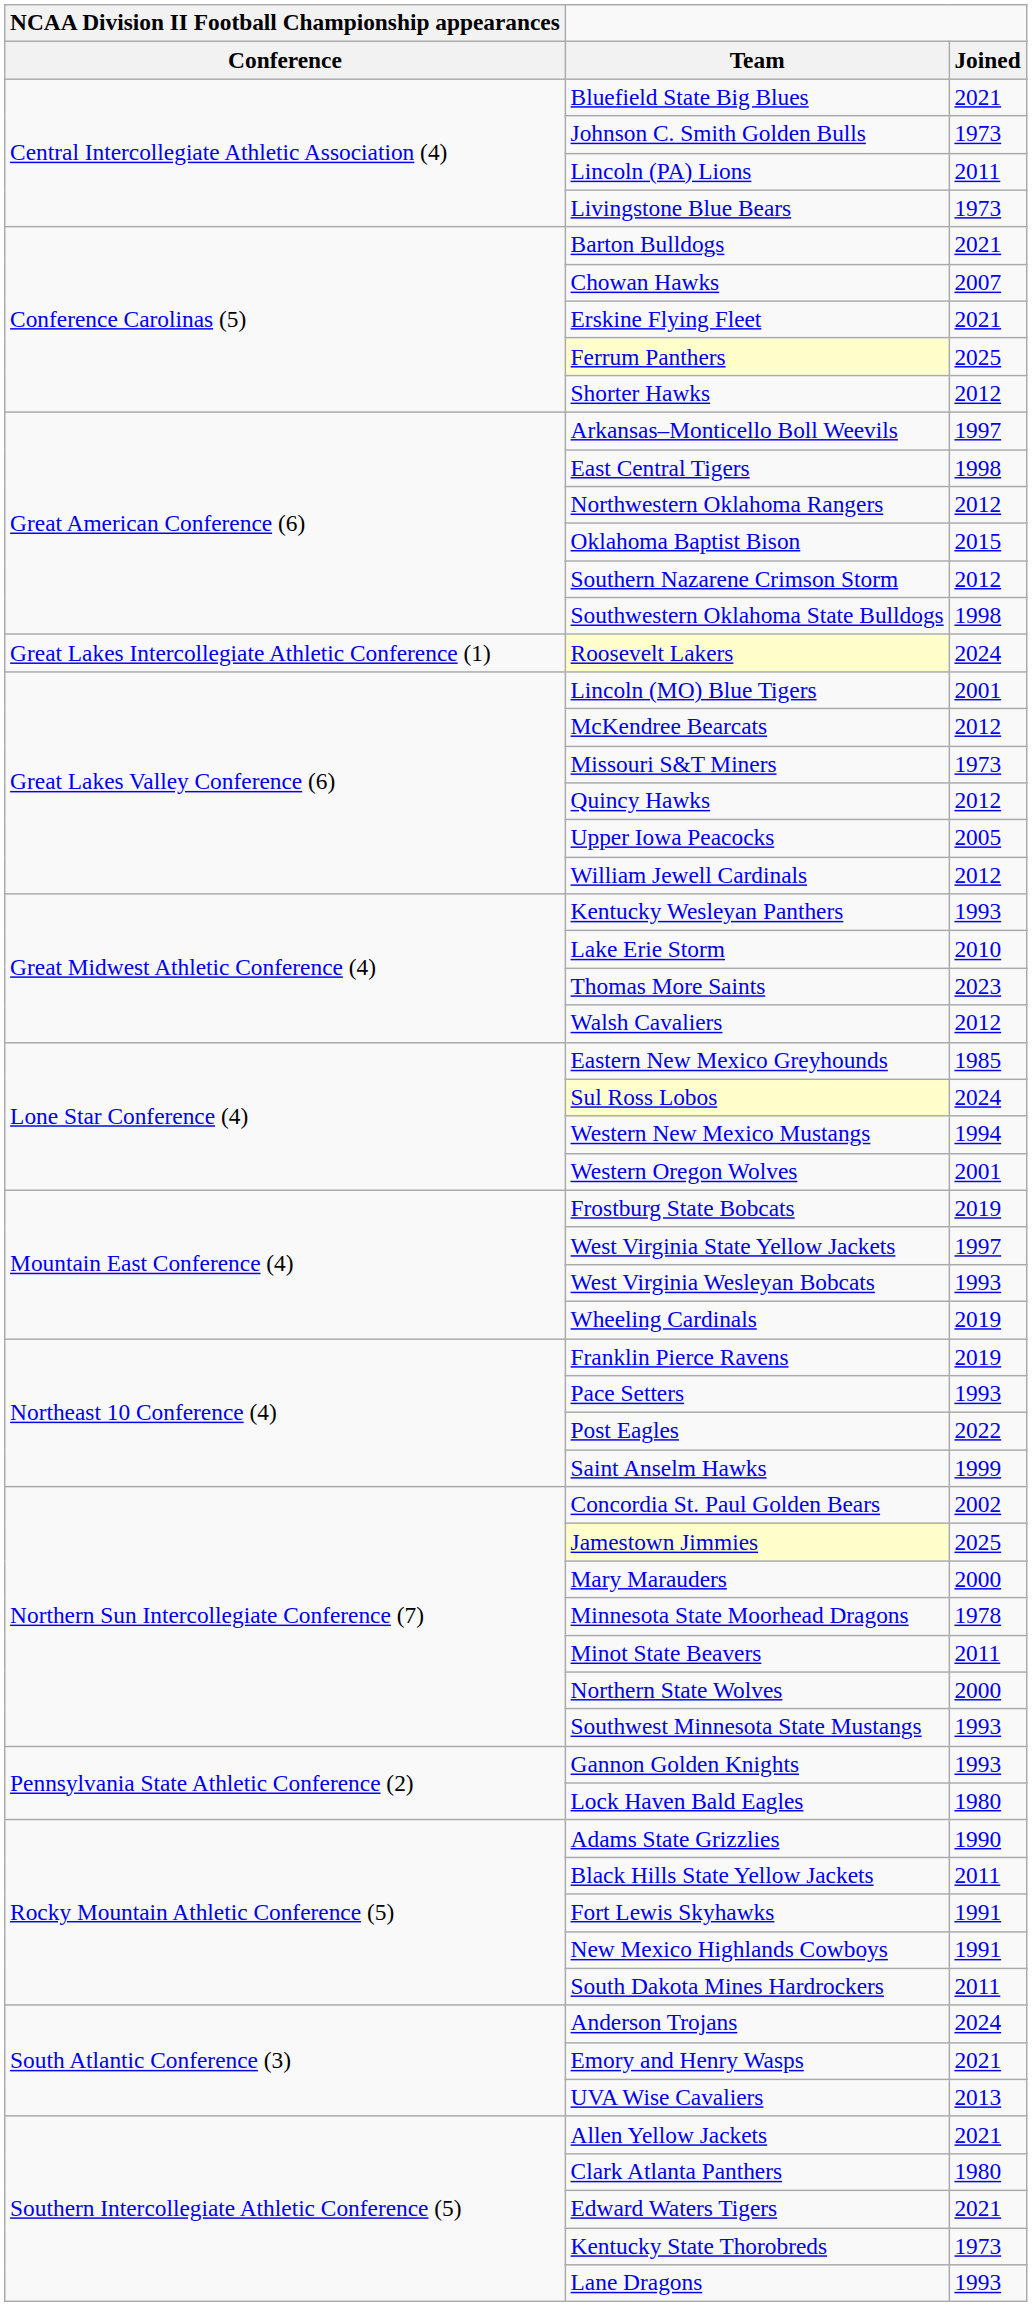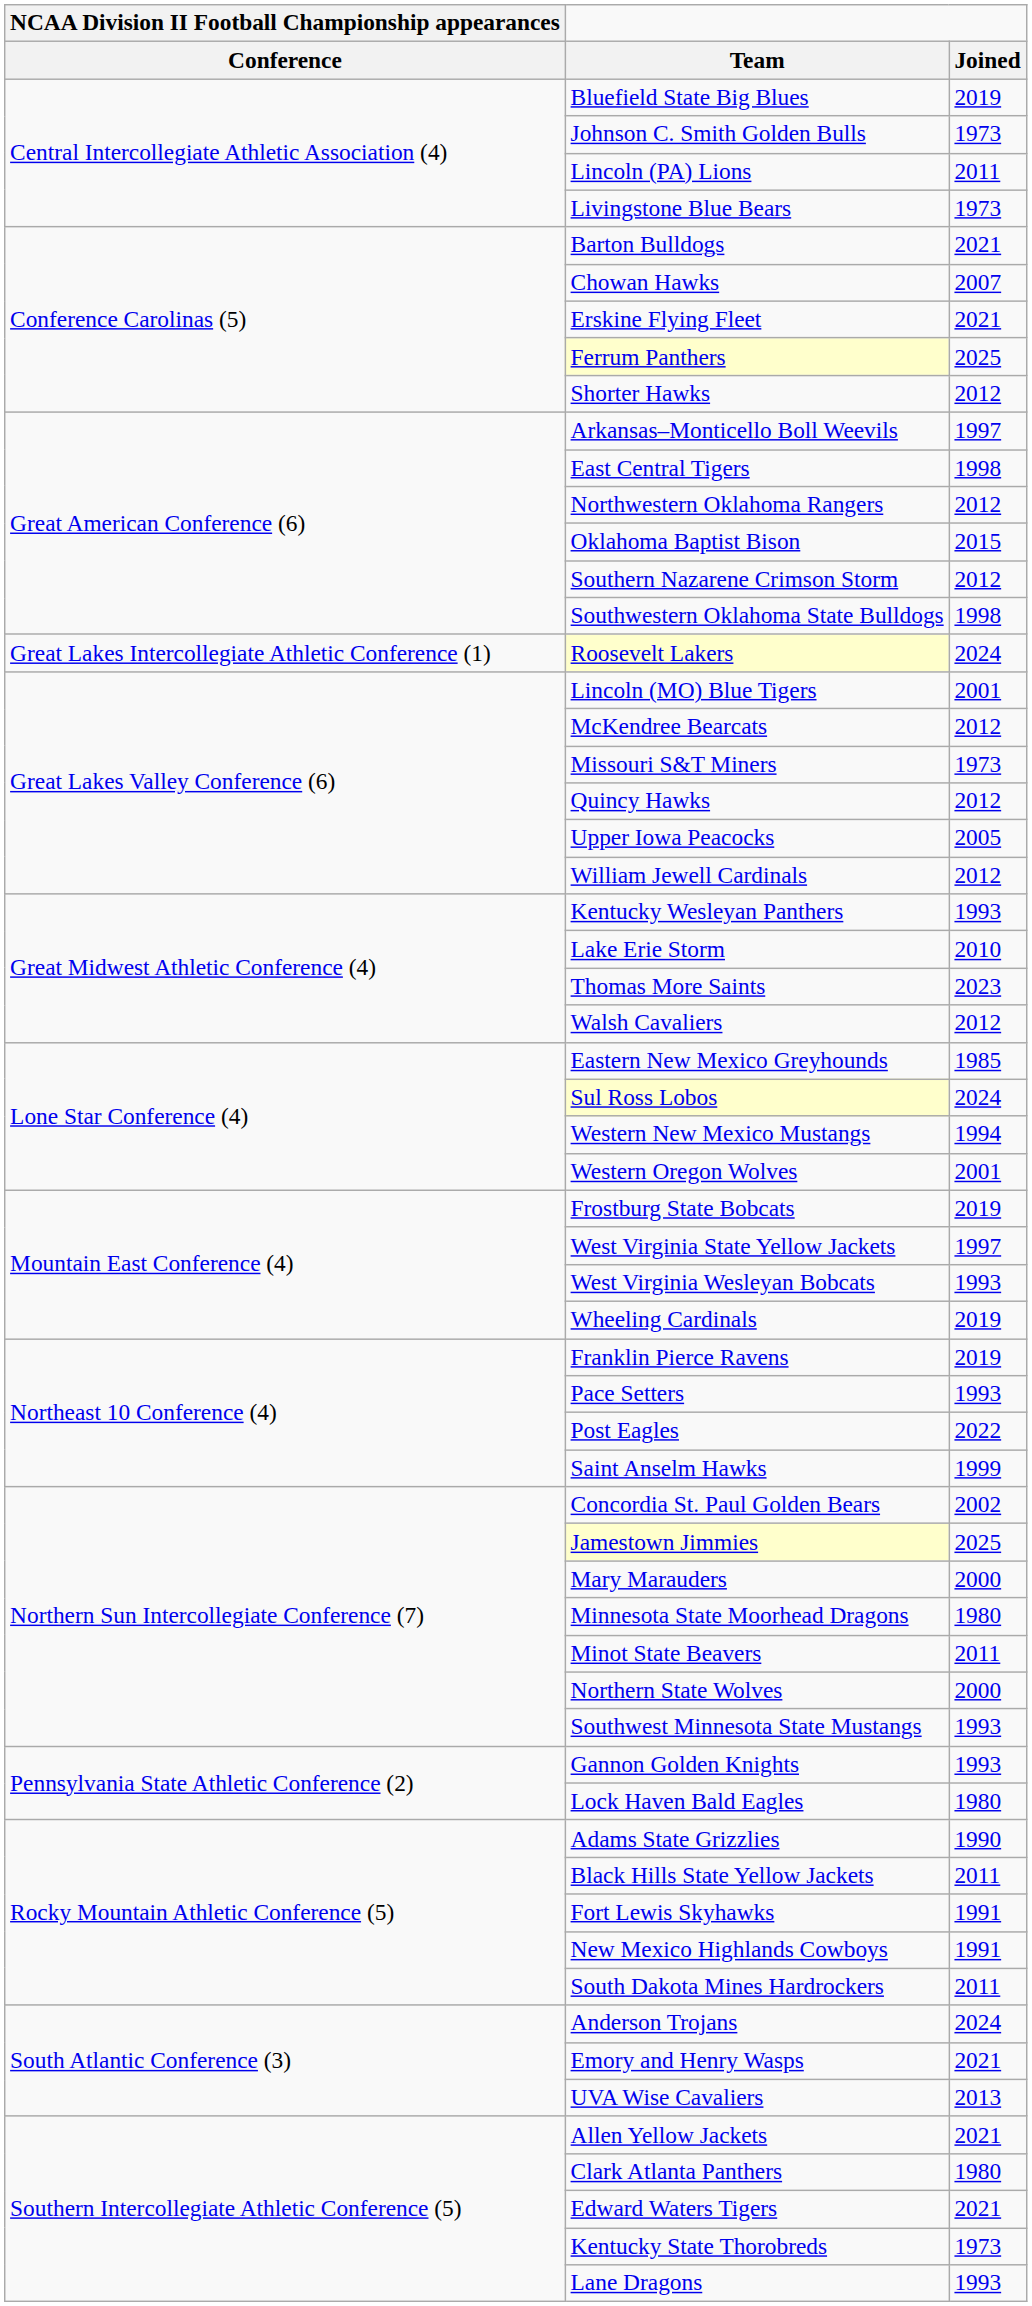(978, 97) 2021 -> (978, 97) 2019
(978, 1616) 1978 -> (978, 1616) 1980
